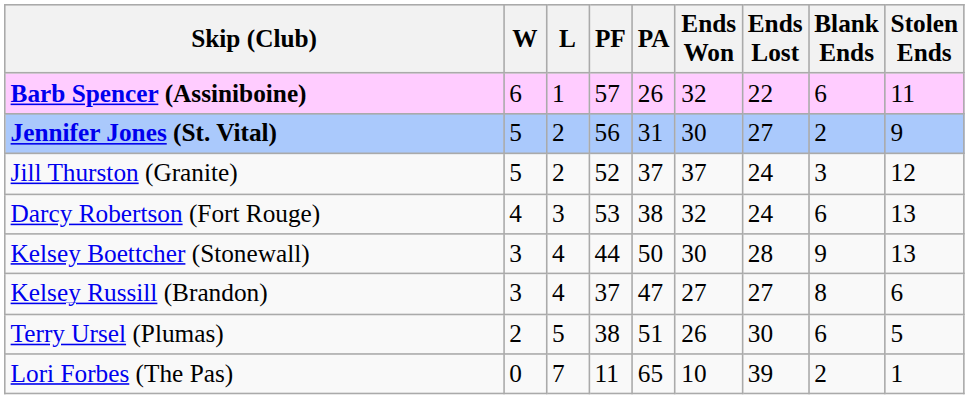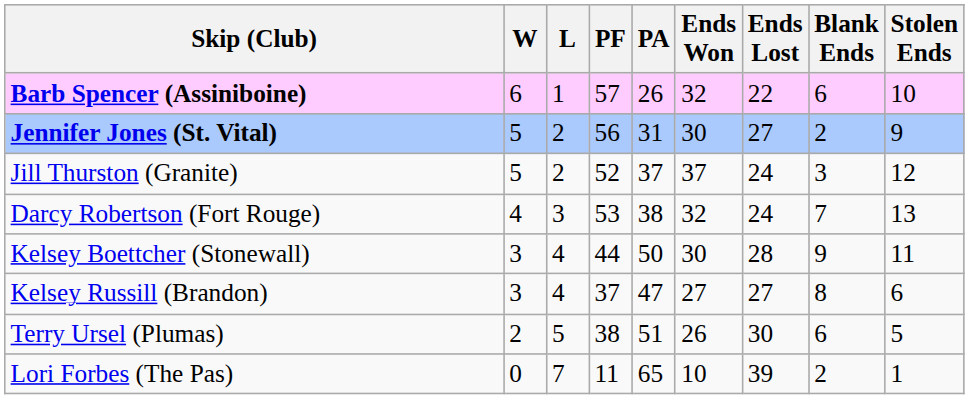(903, 93) 11 -> (903, 93) 10
(821, 213) 6 -> (821, 213) 7
(903, 253) 13 -> (903, 253) 11
